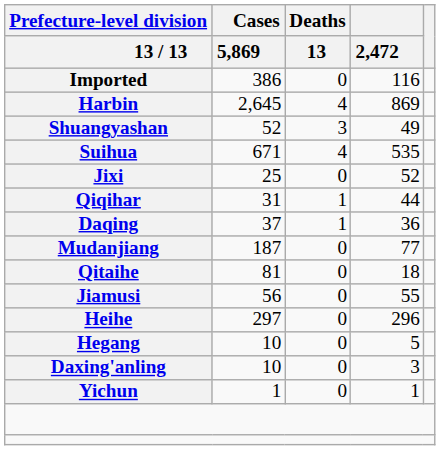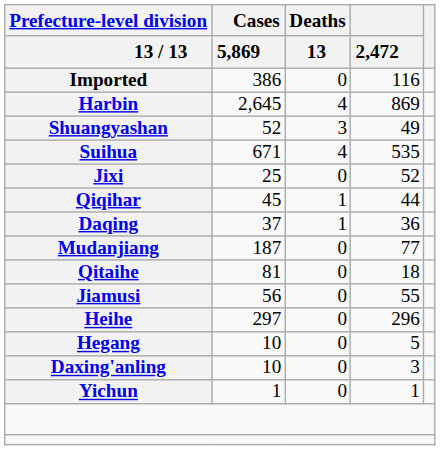(272, 199) 31 -> (272, 199) 45
